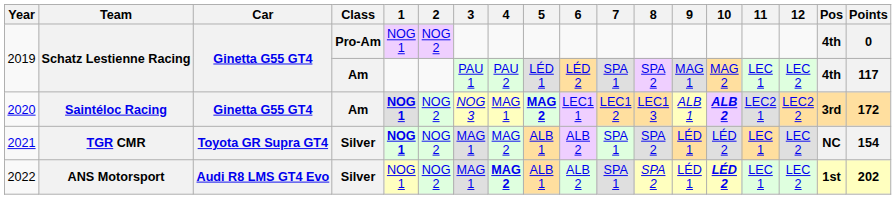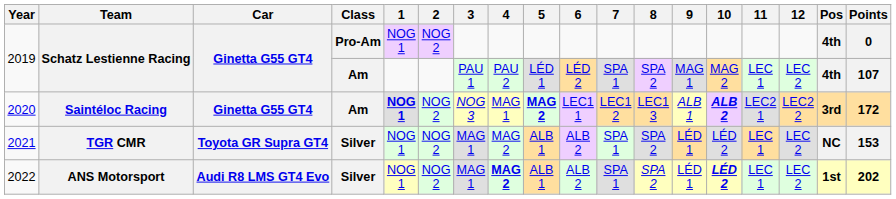(868, 75) 117 -> (868, 75) 107
(401, 143) bold -> (401, 143) normal
(868, 143) 154 -> (868, 143) 153
